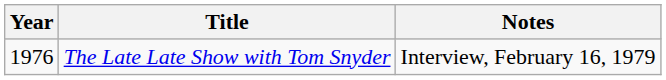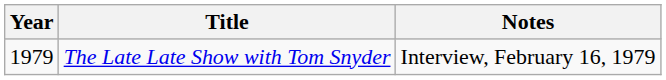(32, 56) 1976 -> (32, 56) 1979
